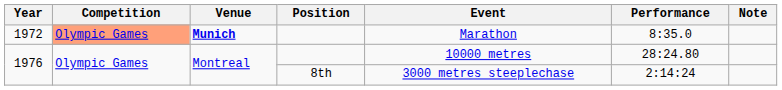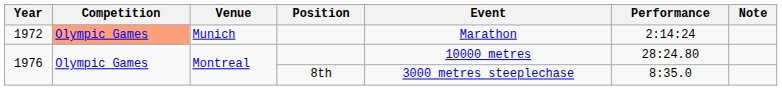(214, 34) bold -> (214, 34) normal
(670, 34) 8:35.0 -> (670, 34) 2:14:24
(670, 74) 2:14:24 -> (670, 74) 8:35.0
